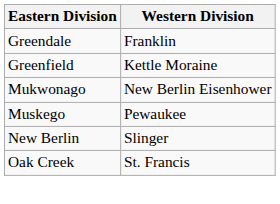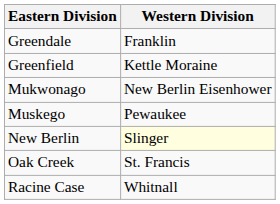(146, 138) no background -> (146, 138) lightyellow background
+ row: (46, 187)
